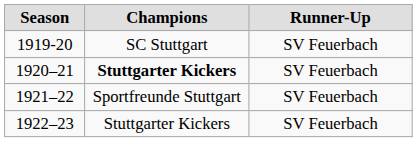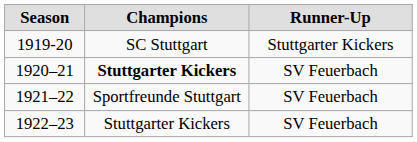(330, 44) SV Feuerbach -> (330, 44) Stuttgarter Kickers
